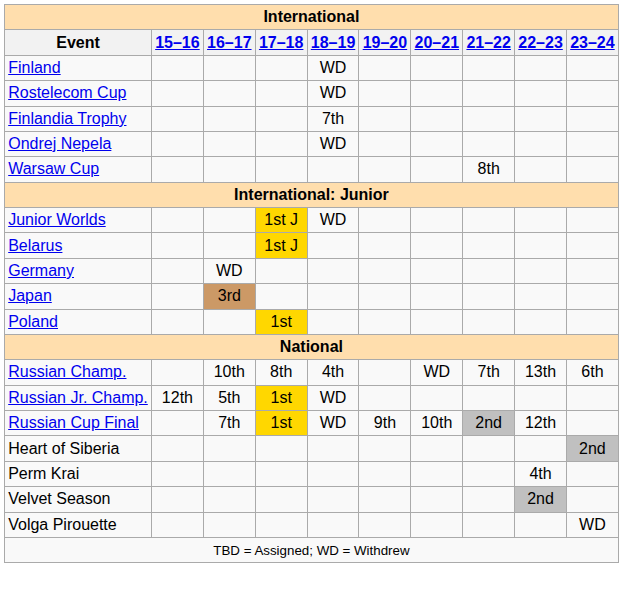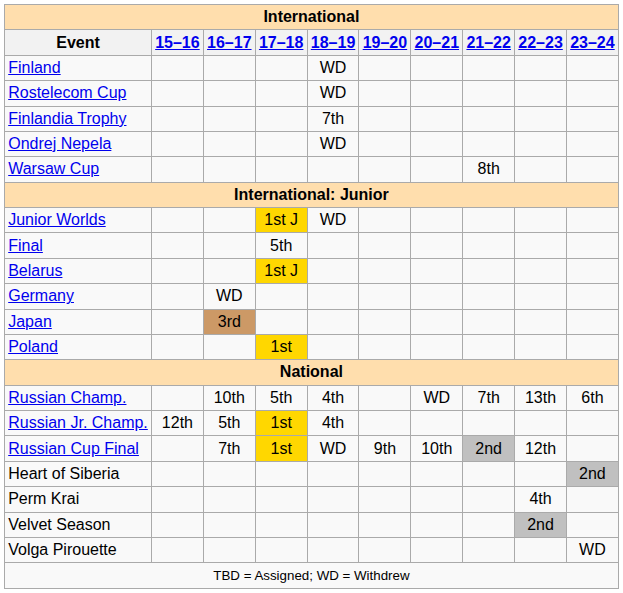+ row: (26, 245)
(281, 372) 8th -> (281, 397) 5th
(333, 397) WD -> (333, 423) 4th
